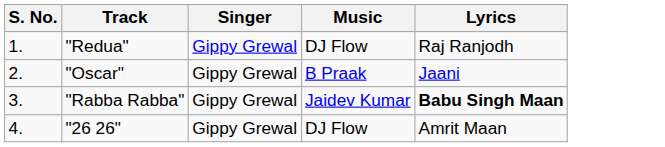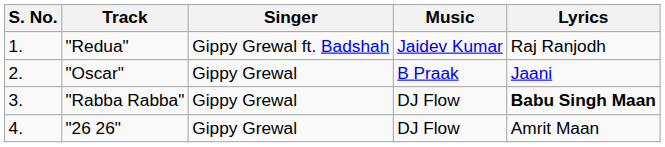(245, 45) Gippy Grewal -> (291, 45) Gippy Grewal ft. Badshah
(336, 45) DJ Flow -> (450, 45) Jaidev Kumar
(358, 100) Jaidev Kumar -> (428, 100) DJ Flow
